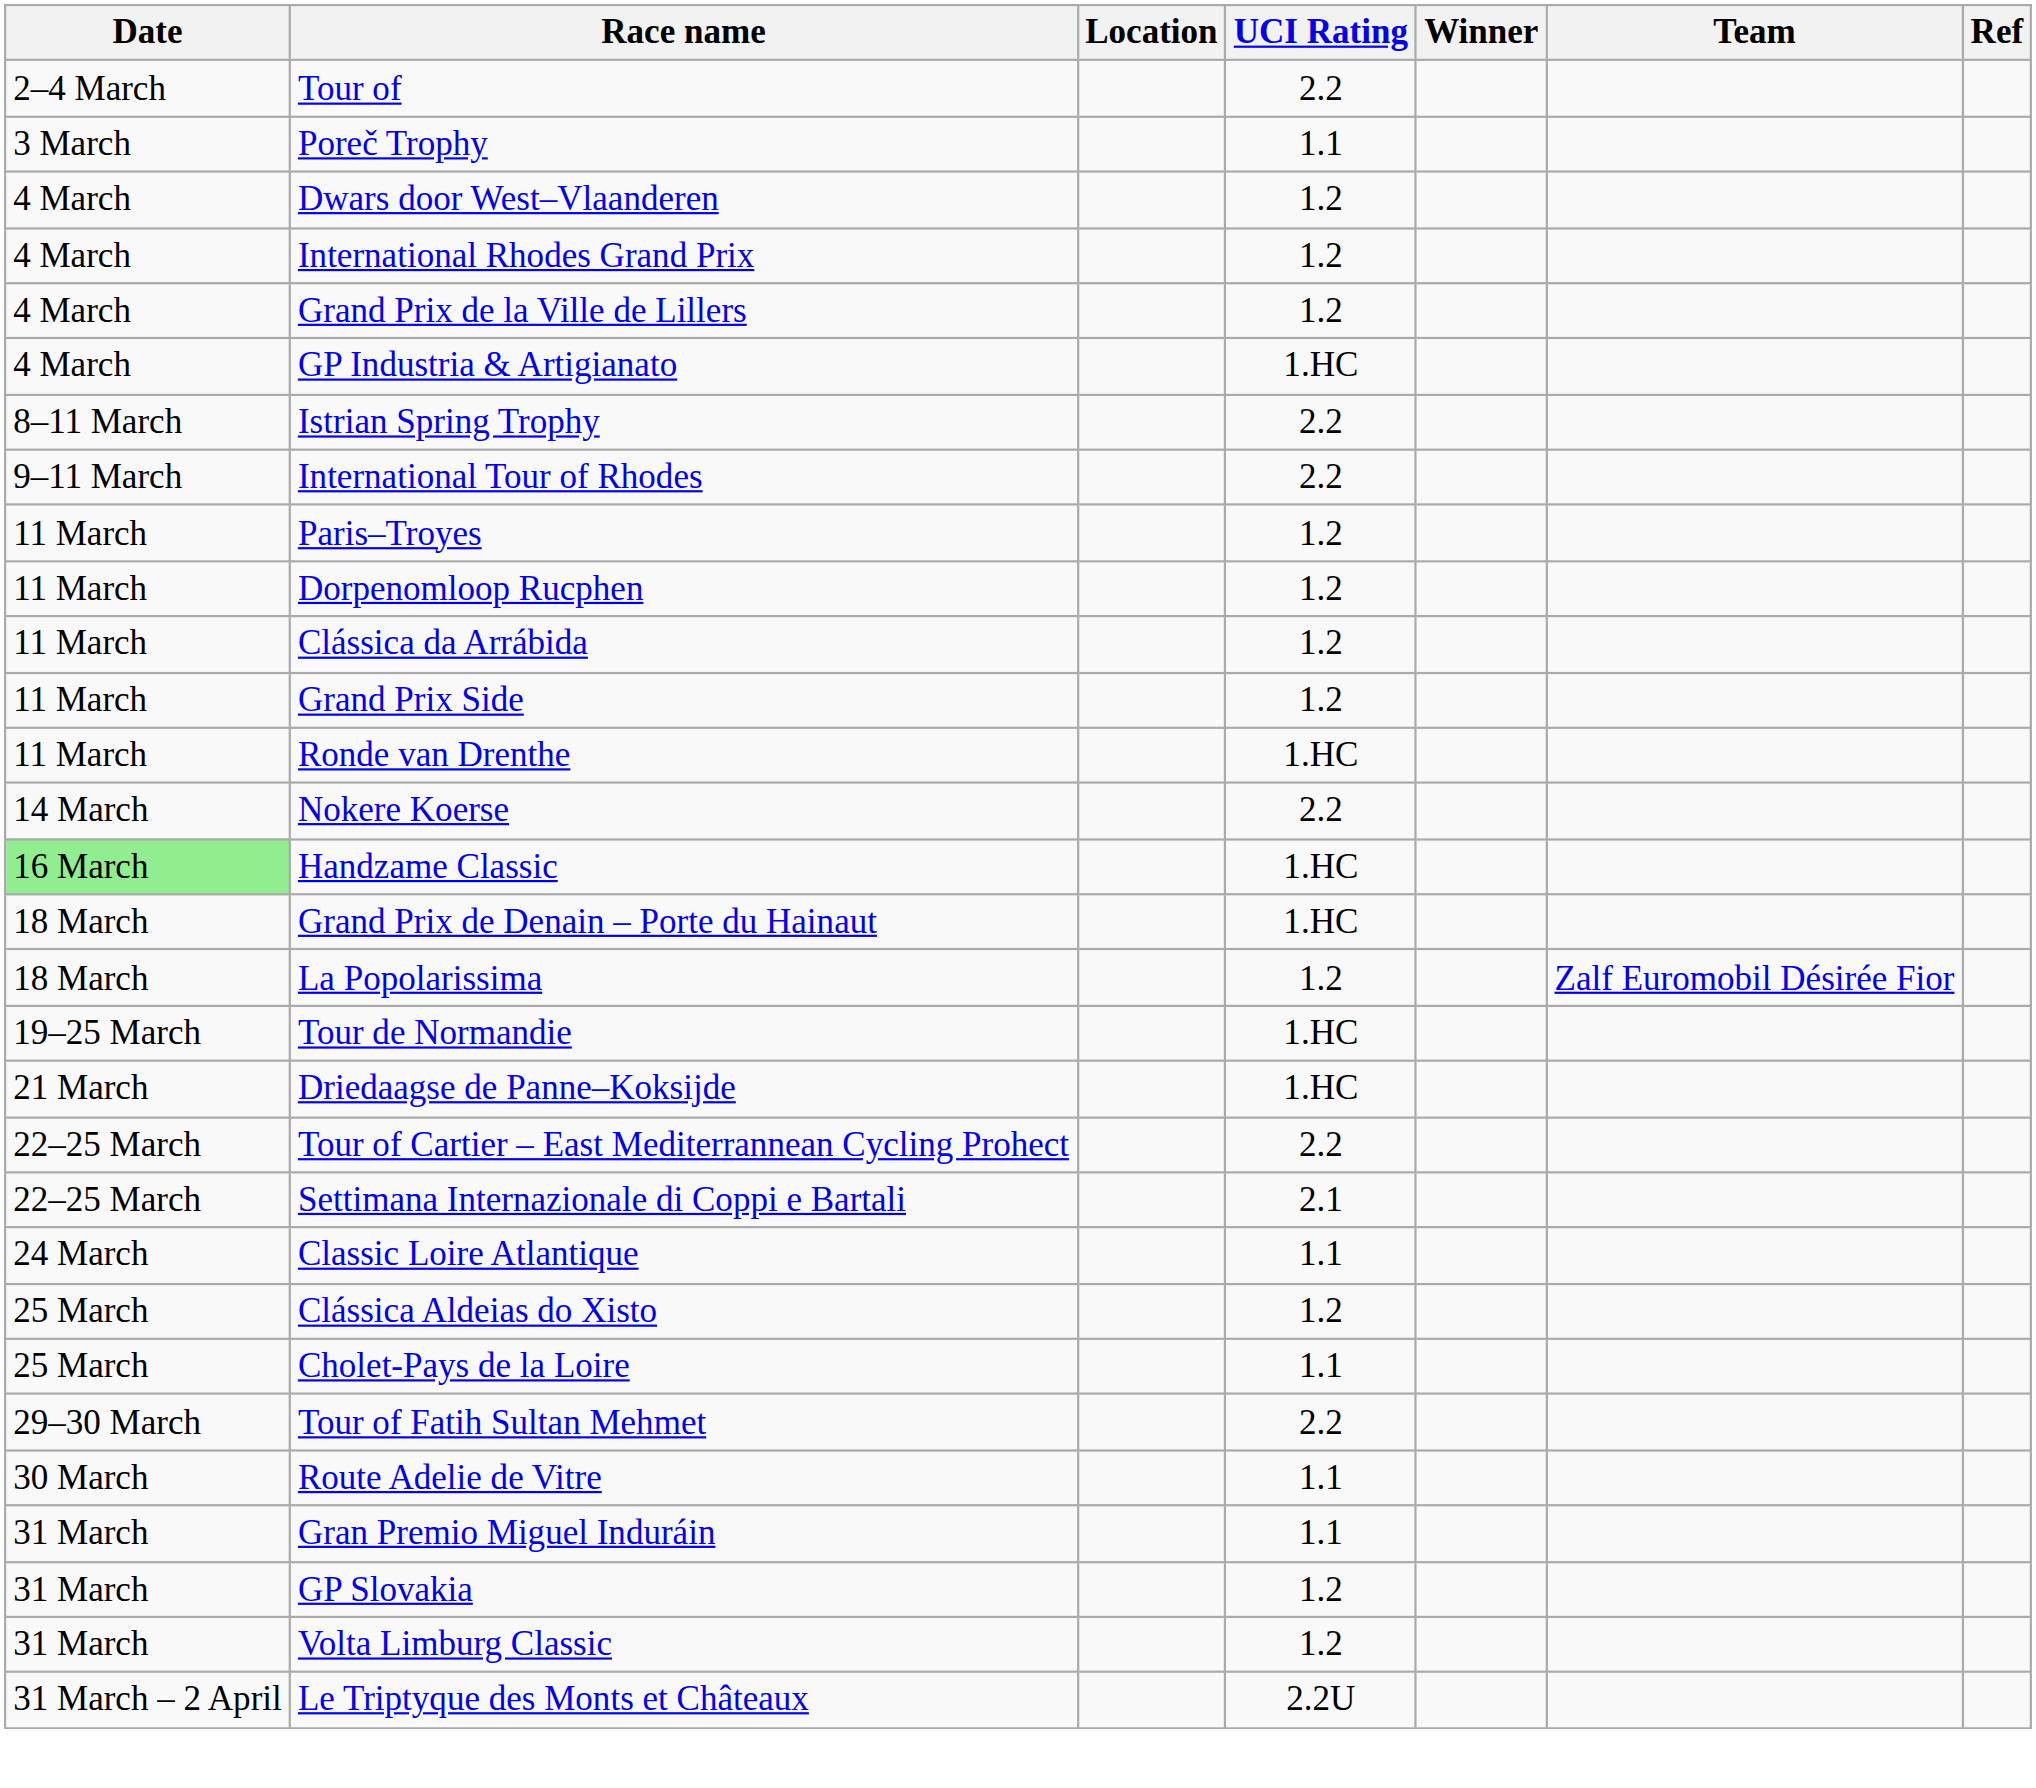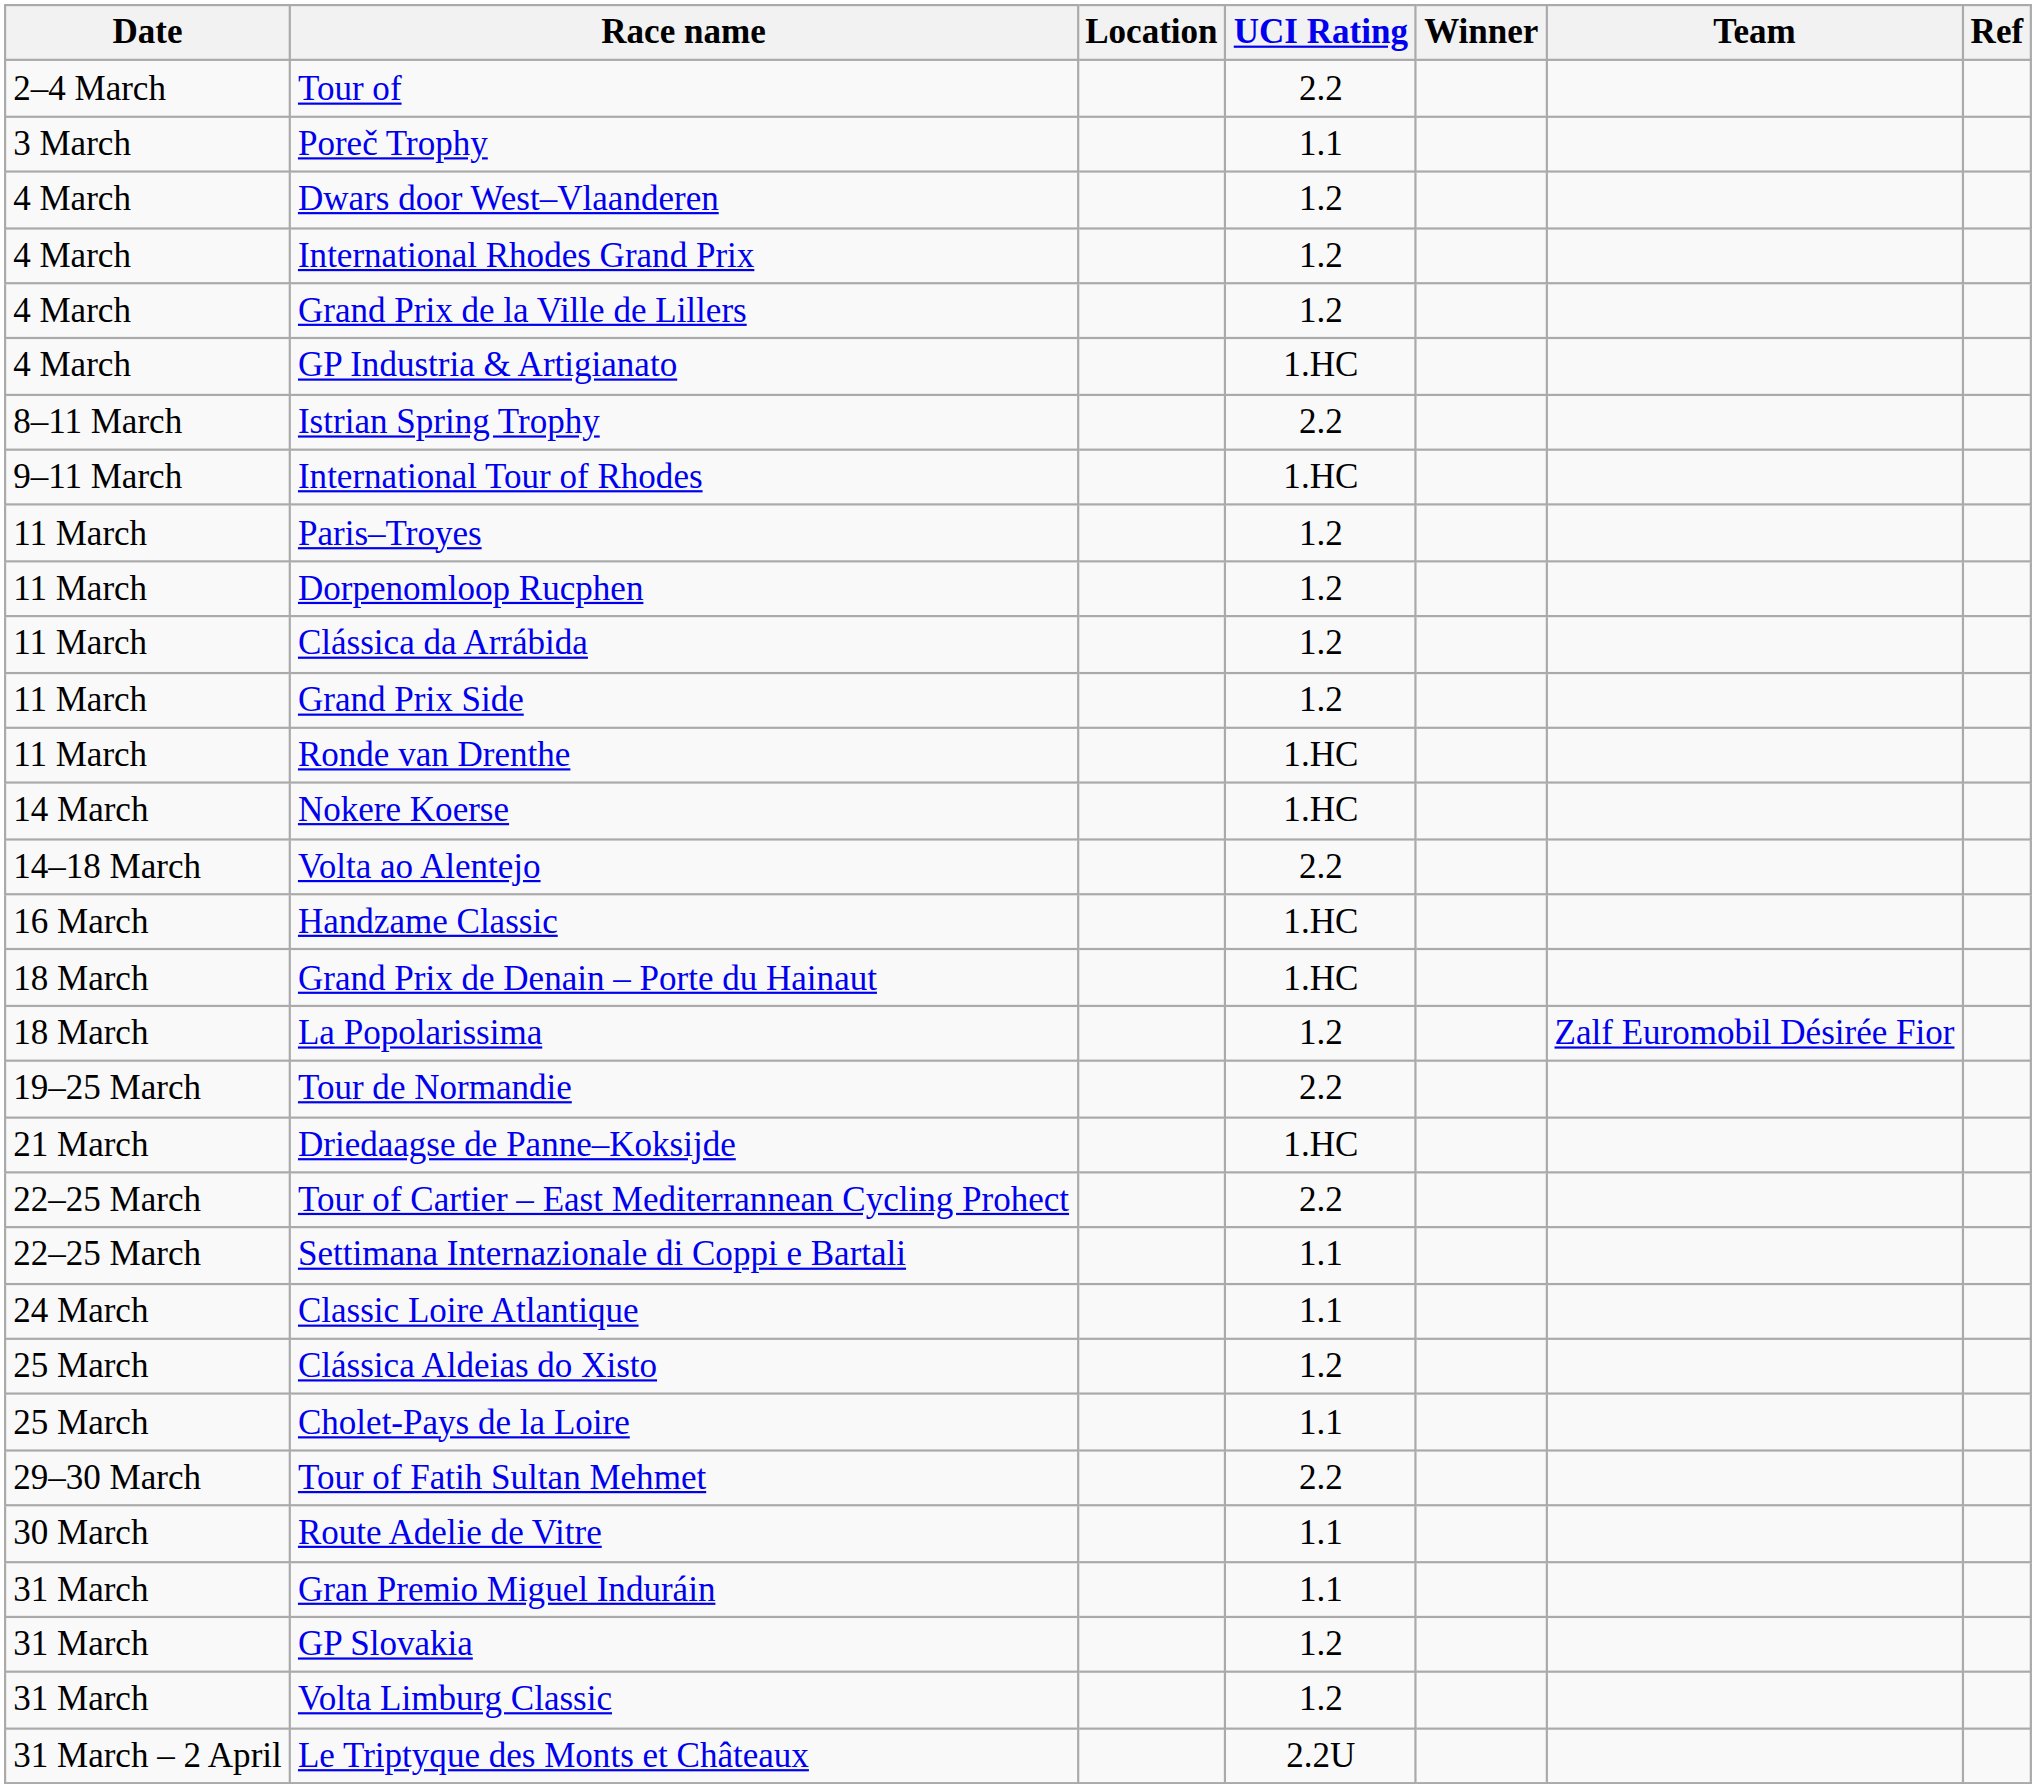(1321, 476) 2.2 -> (1321, 476) 1.HC
(1321, 810) 2.2 -> (1321, 810) 1.HC
+ row: (419, 865)
(81, 865) lightgreen background -> (81, 921) no background
(1321, 1032) 1.HC -> (1321, 1088) 2.2
(1321, 1199) 2.1 -> (1321, 1254) 1.1
